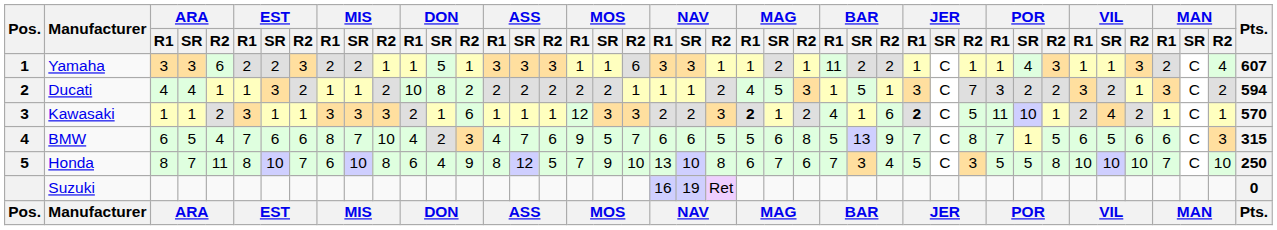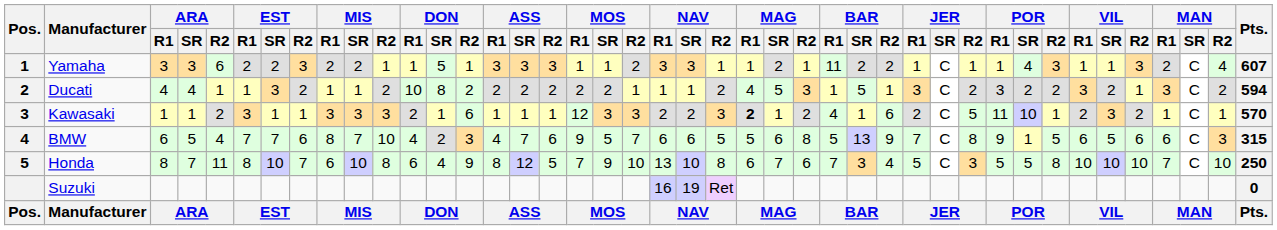(636, 65) 6 -> (636, 65) 2
(973, 90) 7 -> (973, 90) 2
(917, 114) bold -> (917, 114) normal
(1111, 114) 4 -> (1111, 114) 3
(275, 139) 6 -> (275, 139) 7
(1000, 139) 7 -> (1000, 139) 9
